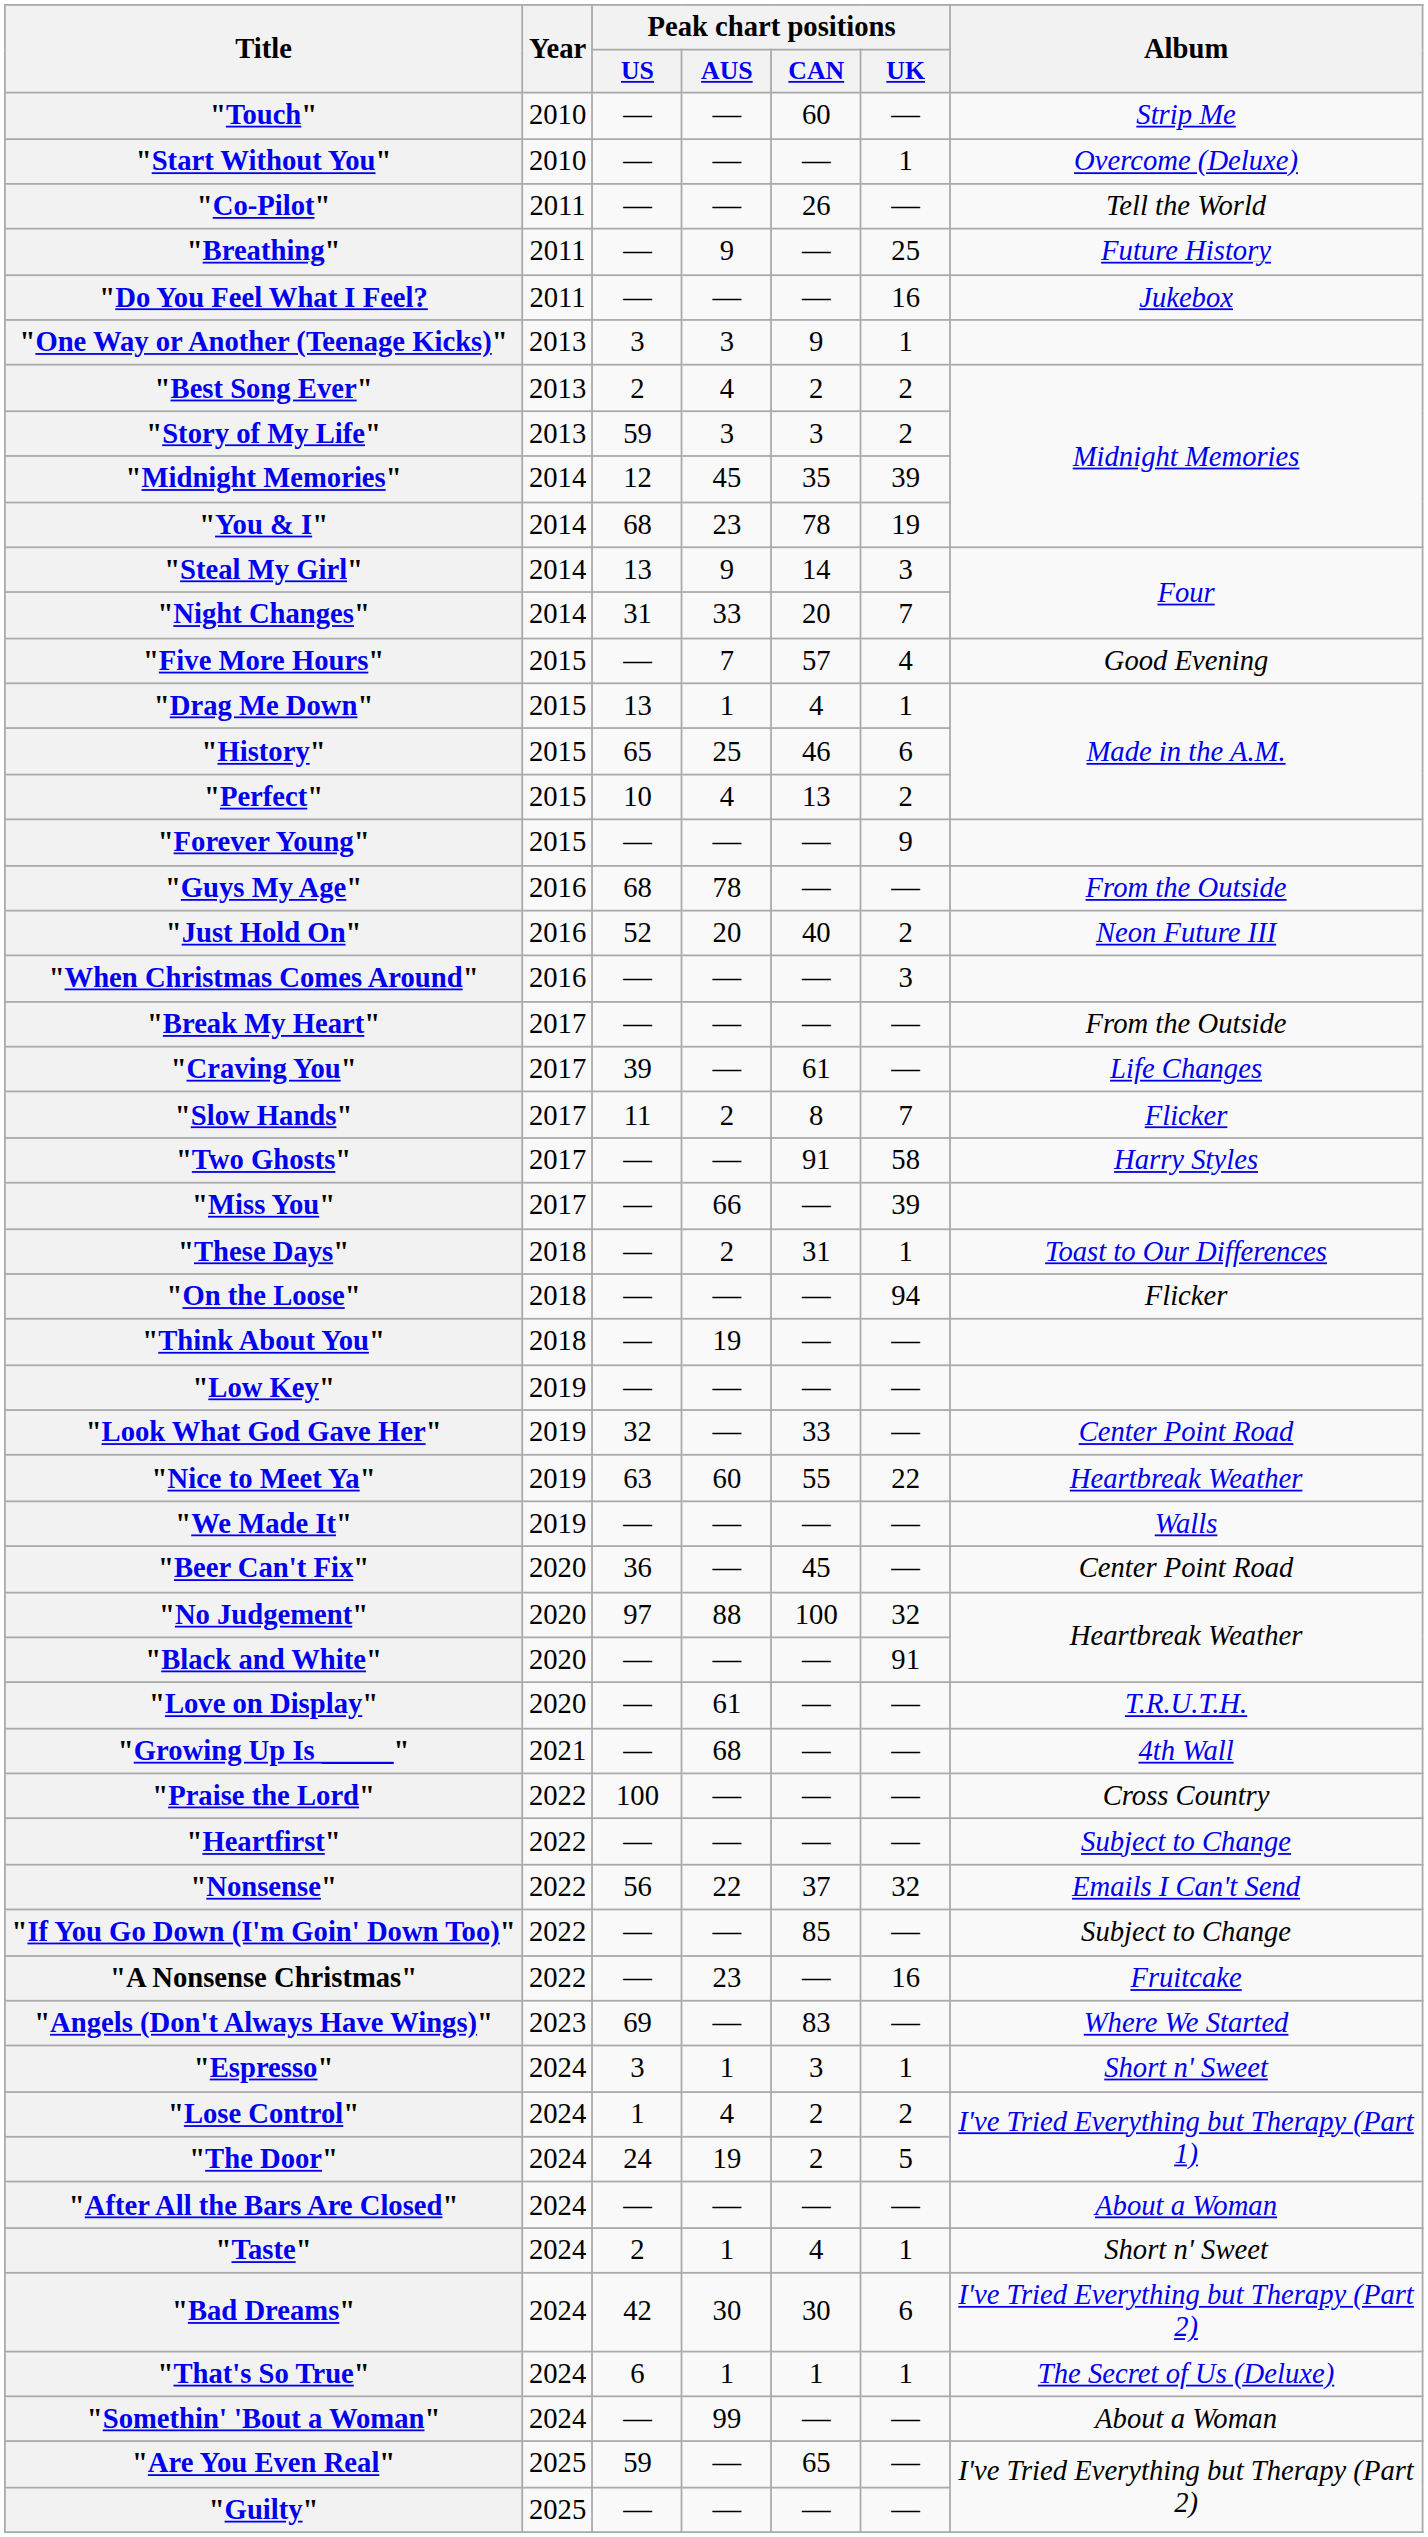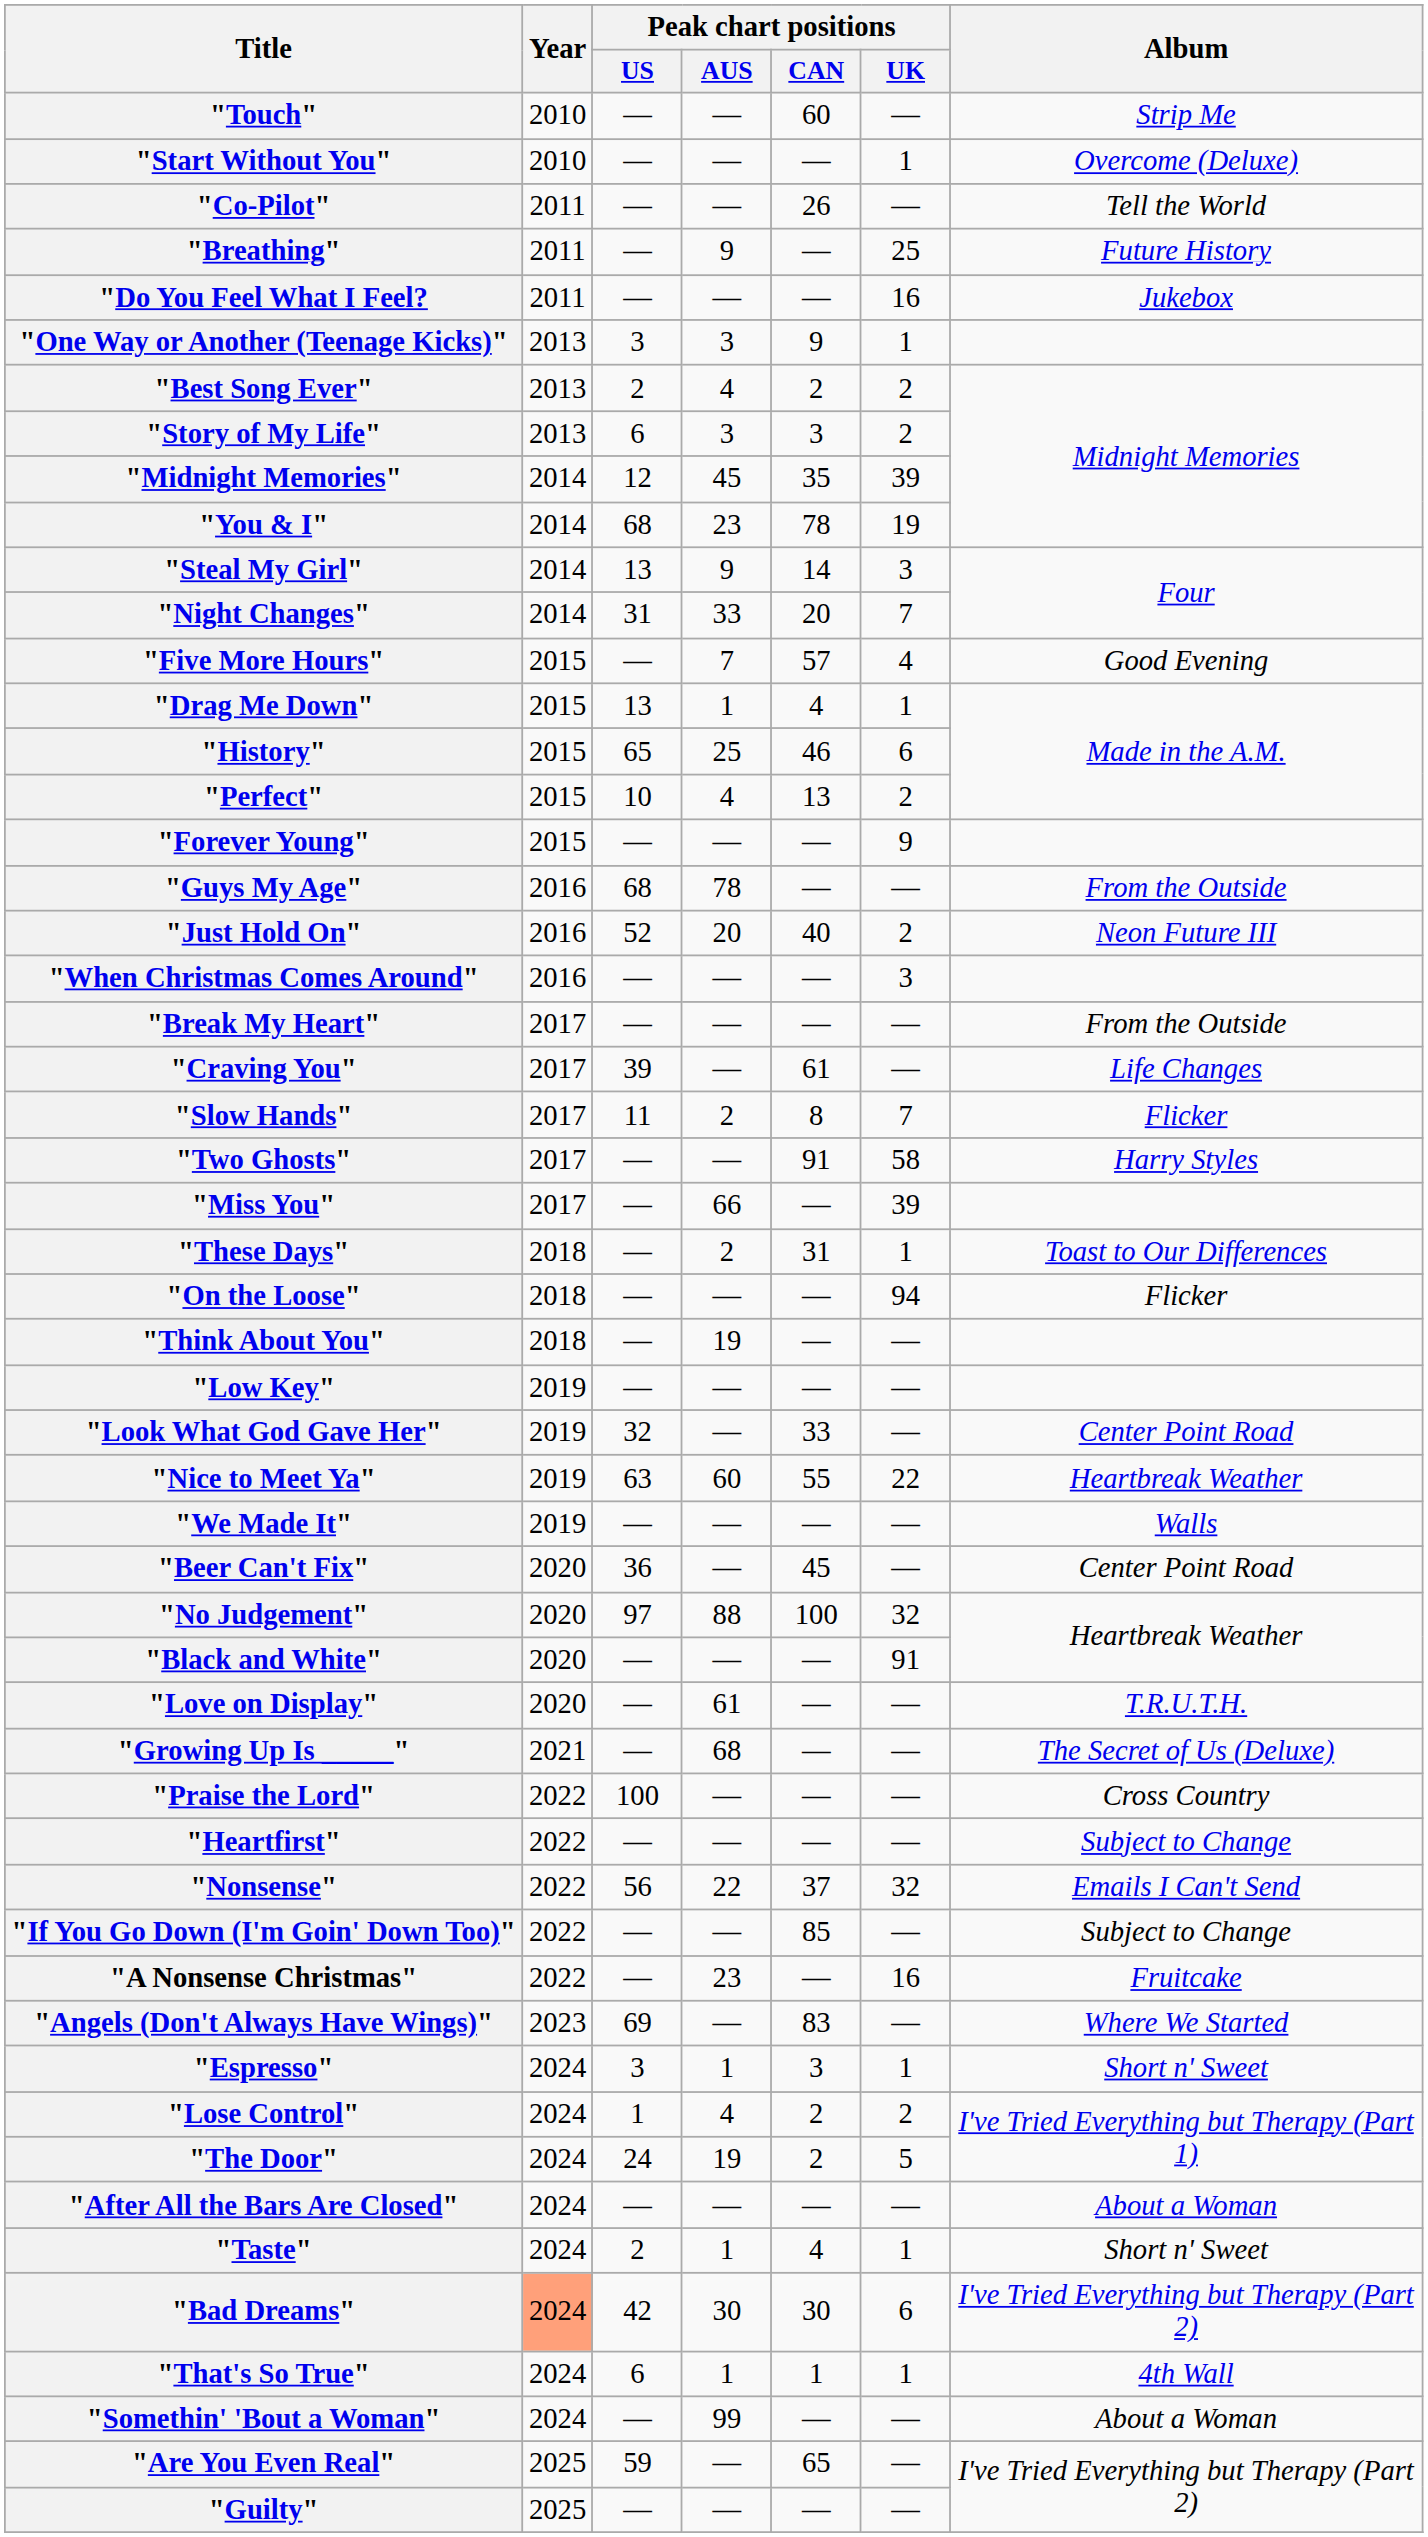(637, 433) 59 -> (637, 433) 6
(1186, 1750) 4th Wall -> (1186, 1750) The Secret of Us (Deluxe)
(558, 2311) no background -> (558, 2311) lightsalmon background
(1186, 2373) The Secret of Us (Deluxe) -> (1186, 2373) 4th Wall
